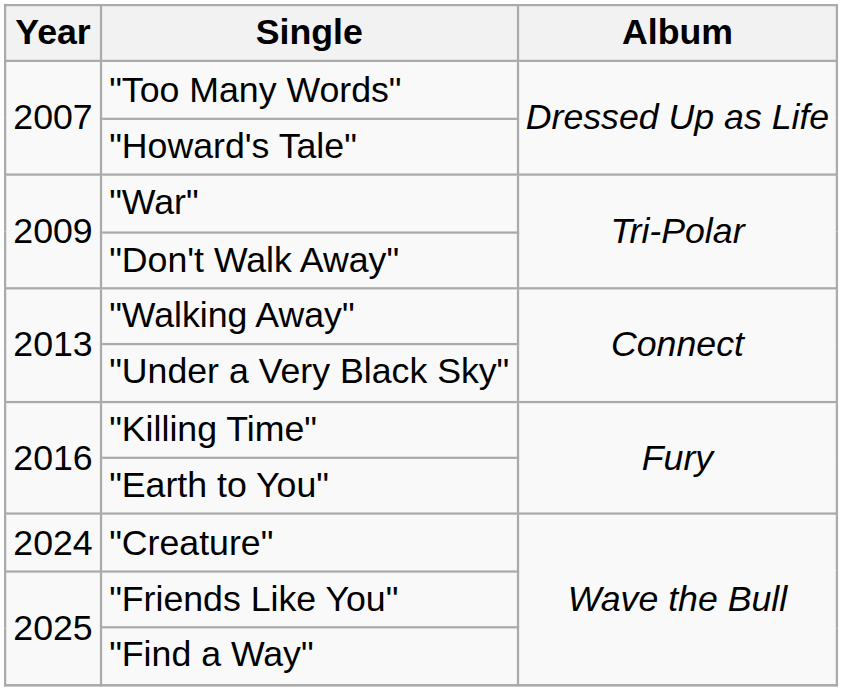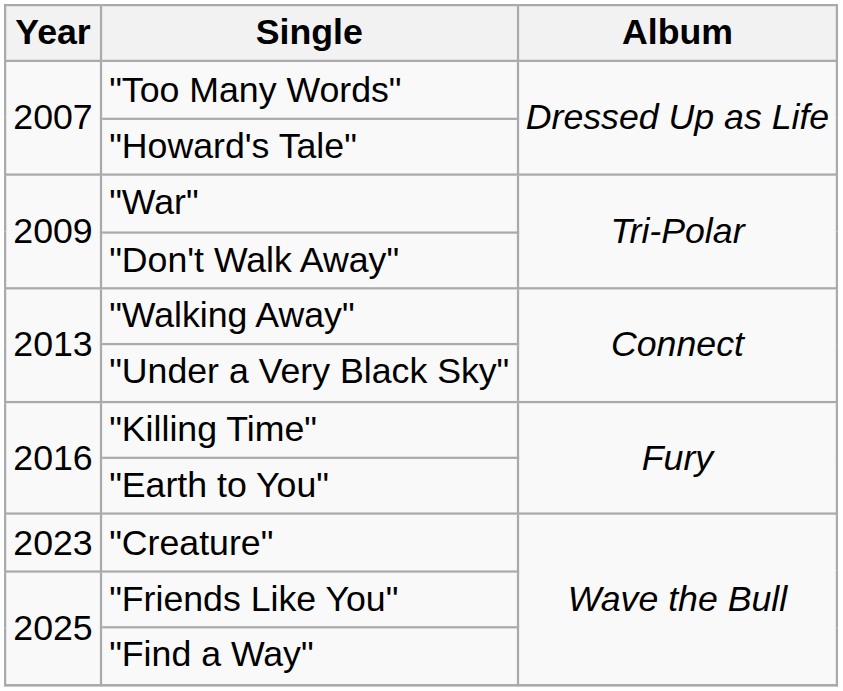(53, 542) 2024 -> (53, 542) 2023
